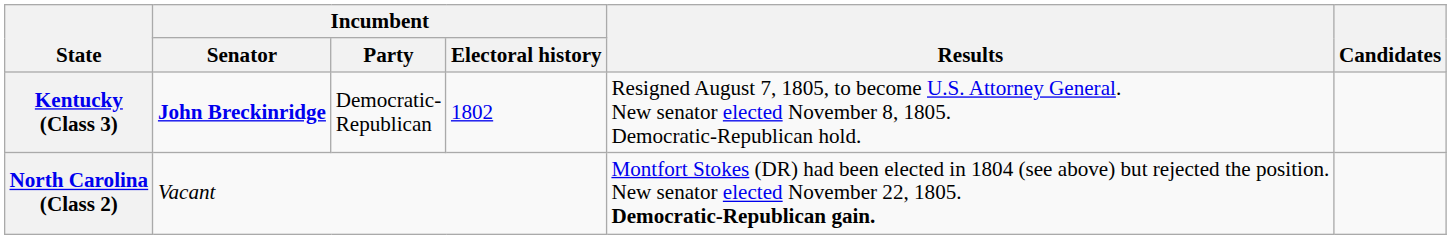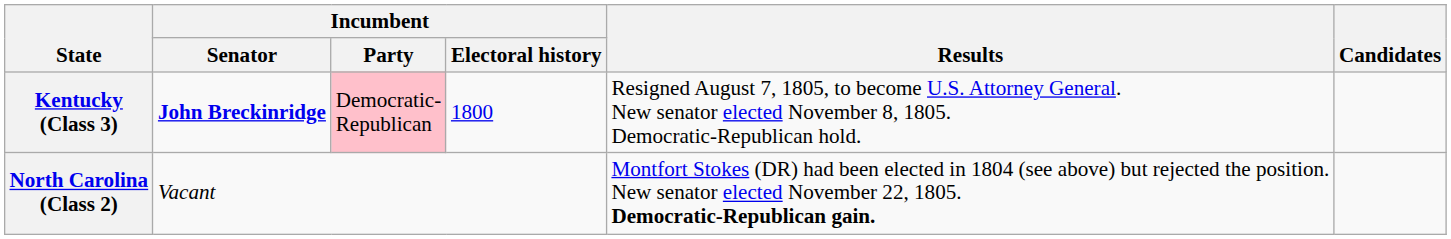(388, 111) no background -> (388, 111) pink background
(472, 111) 1802 -> (472, 111) 1800
